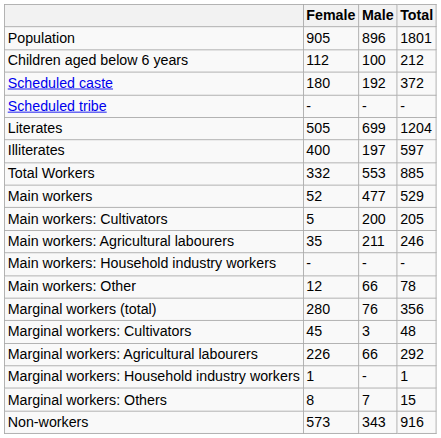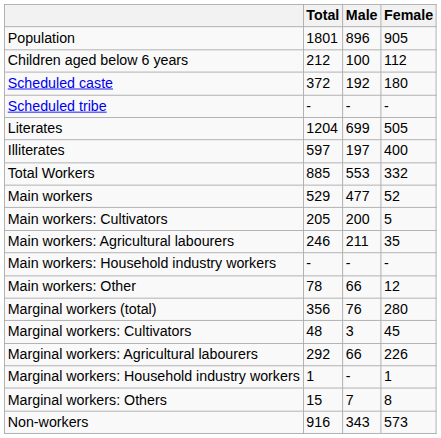columns swapped: (417, 15) <-> (331, 15)
